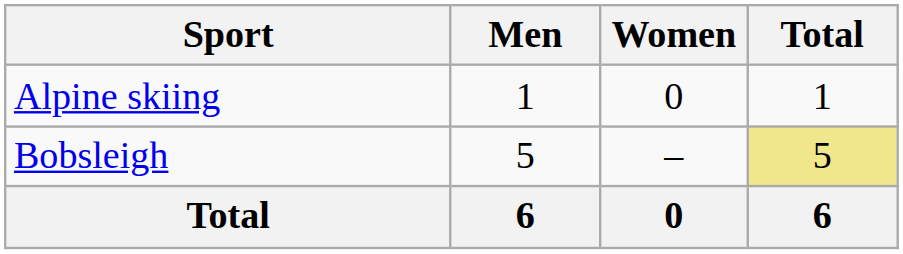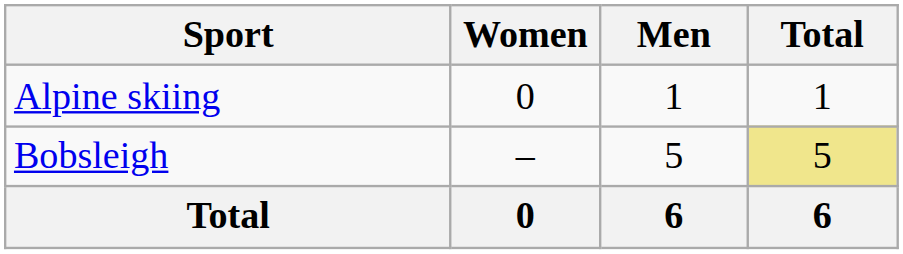columns swapped: (525, 34) <-> (674, 34)
